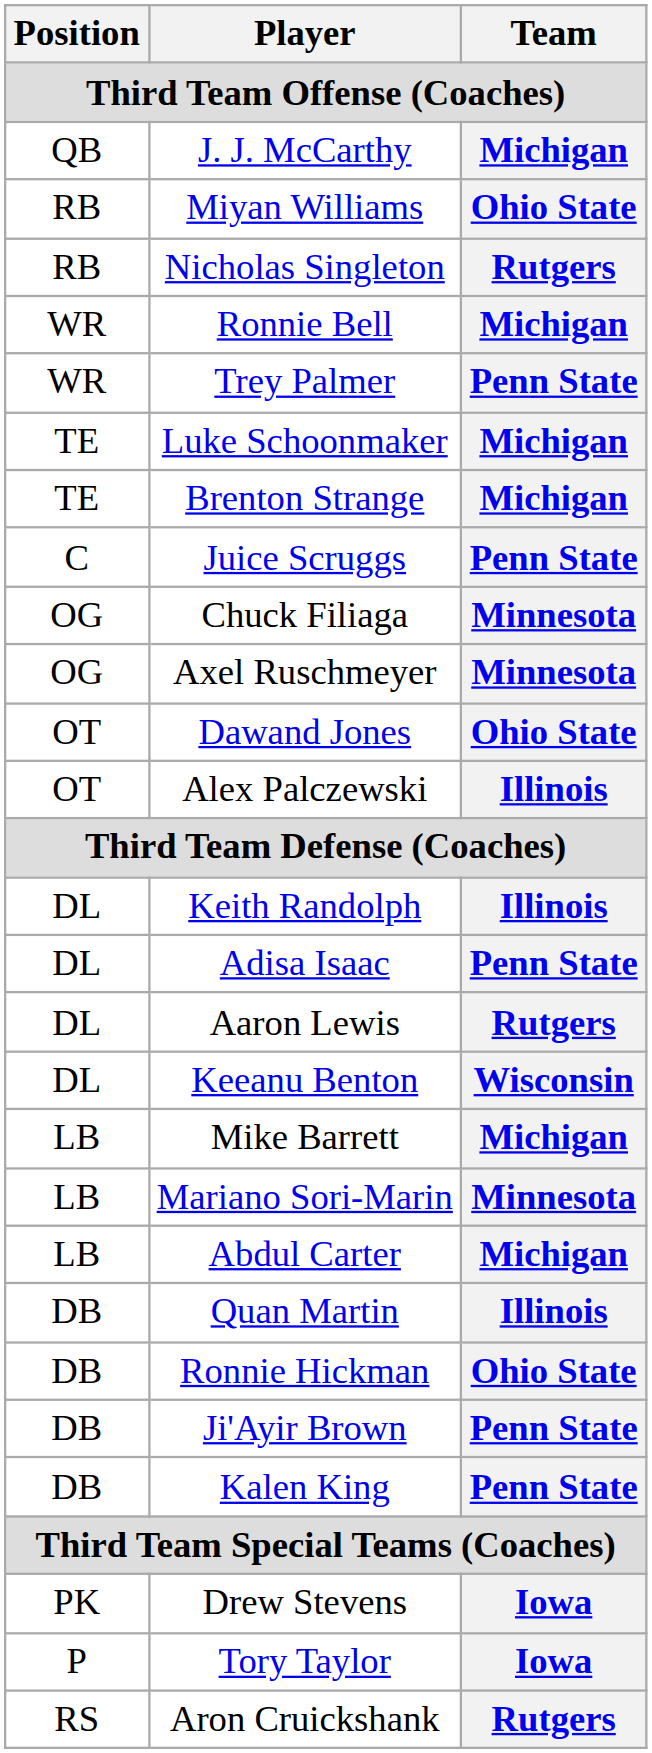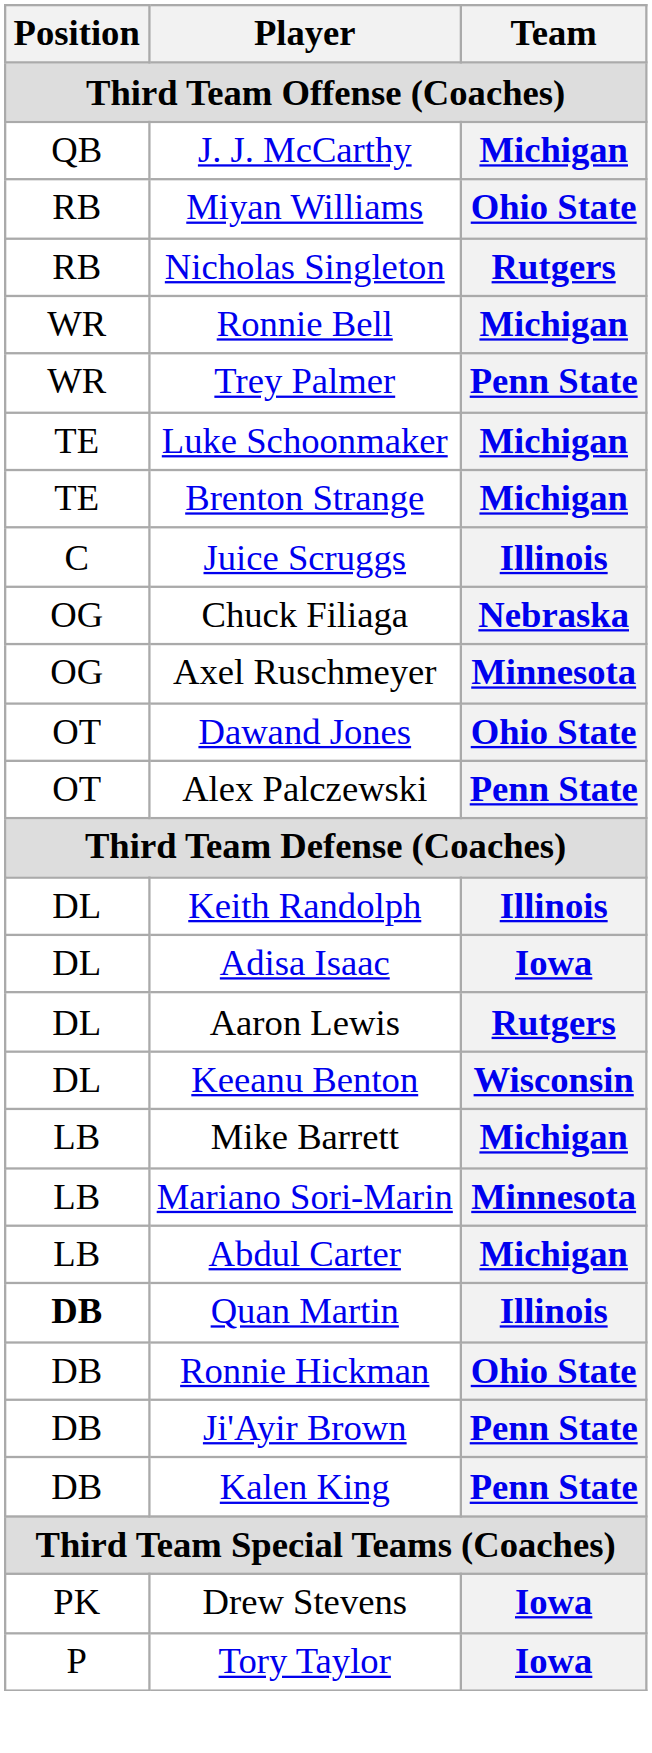(554, 556) Penn State -> (554, 556) Illinois
(554, 614) Minnesota -> (554, 614) Nebraska
(554, 788) Illinois -> (554, 788) Penn State
(554, 963) Penn State -> (554, 963) Iowa
(77, 1311) normal -> (77, 1311) bold
- row: (305, 1718)
